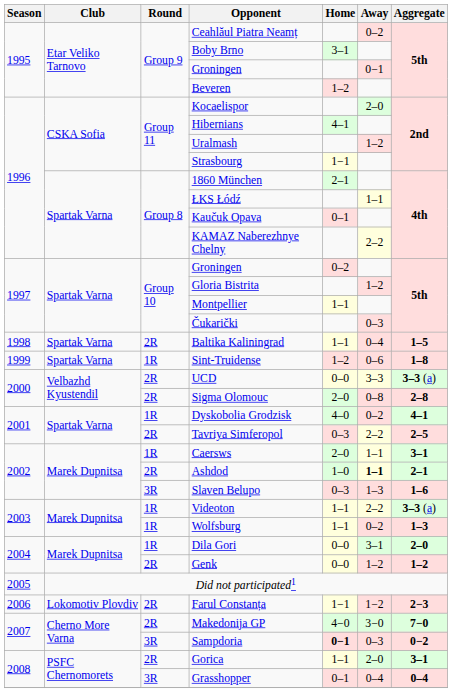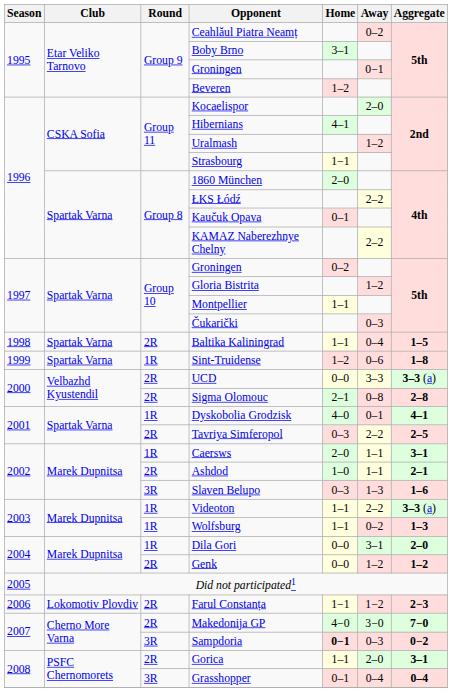(340, 180) 2–1 -> (340, 180) 2–0
(375, 198) 1–1 -> (375, 198) 2–2
(340, 397) 2–0 -> (340, 397) 2–1
(375, 415) 0–2 -> (375, 415) 0–1
(375, 471) bold -> (375, 471) normal
